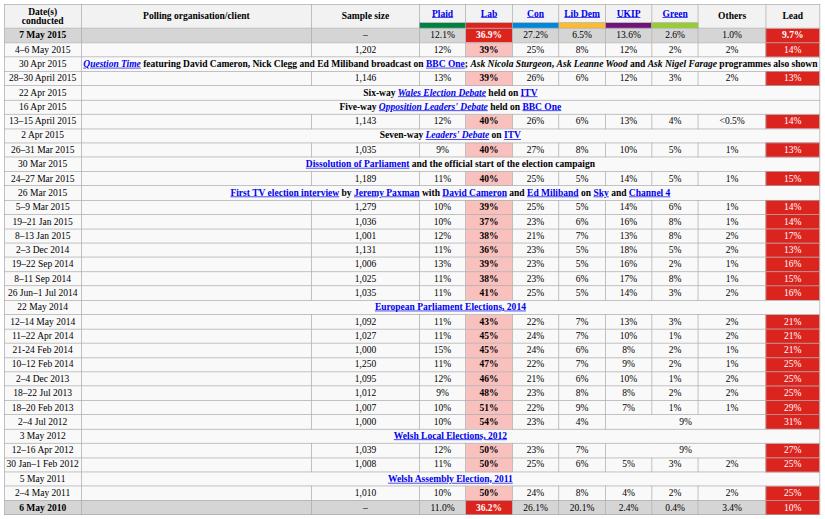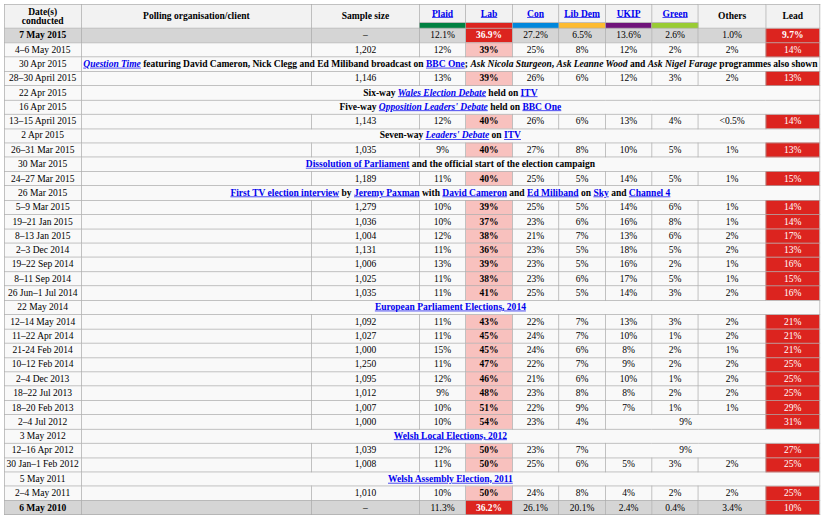(365, 235) 1,001 -> (365, 235) 1,004
(675, 235) 8% -> (675, 235) 6%
(675, 278) 8% -> (675, 278) 5%
(732, 364) 1% -> (732, 364) 2%
(443, 507) 11.0% -> (443, 507) 11.3%
